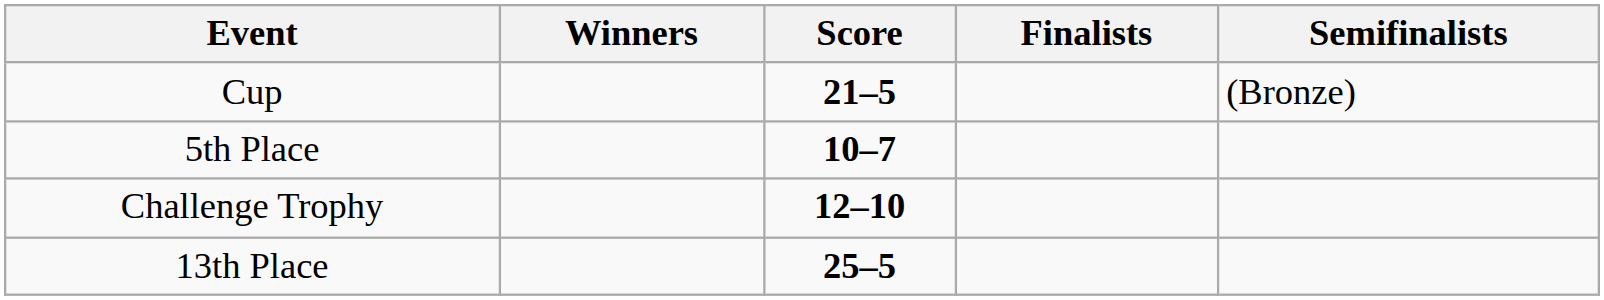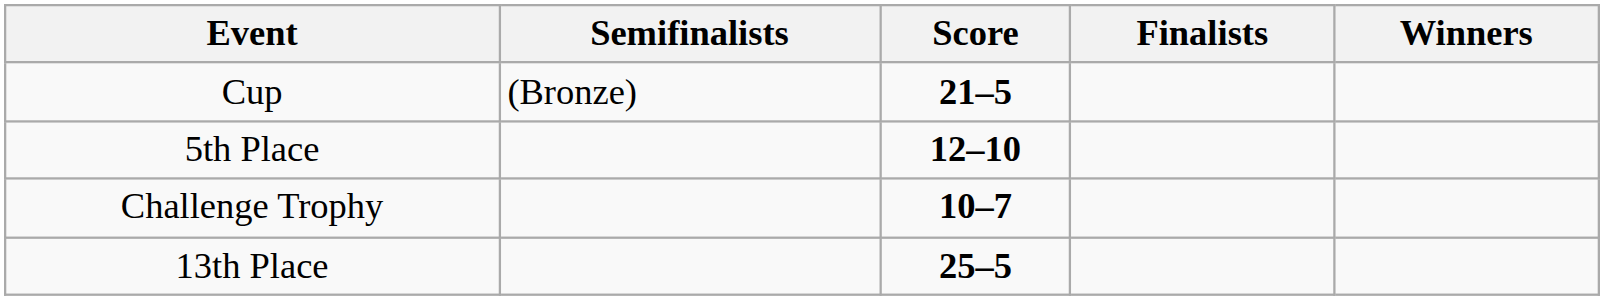columns swapped: (632, 33) <-> (1408, 33)
(860, 149) 10–7 -> (975, 149) 12–10
(860, 206) 12–10 -> (975, 206) 10–7
